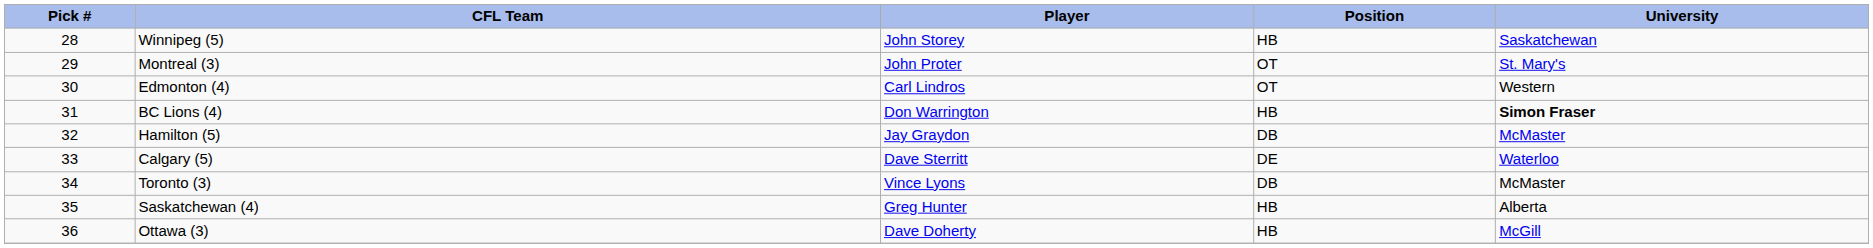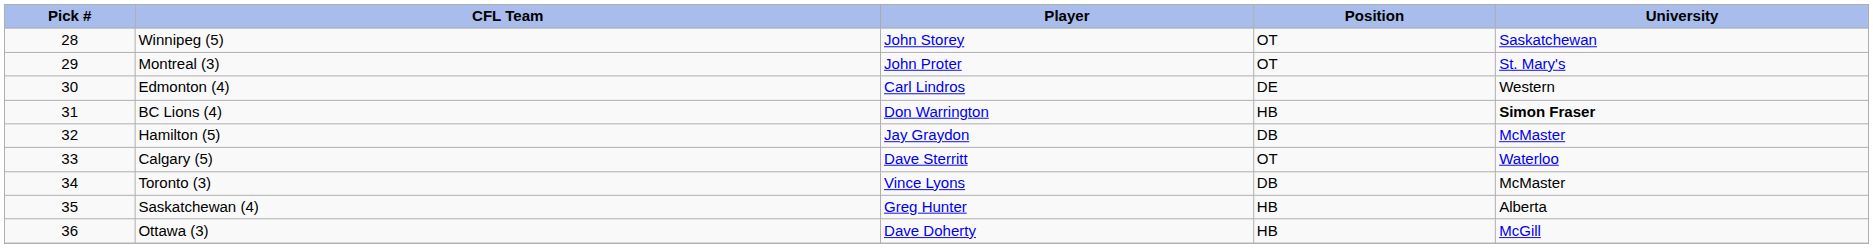(1267, 40) HB -> (1267, 40) OT
(1267, 87) OT -> (1267, 87) DE
(1267, 159) DE -> (1267, 159) OT
